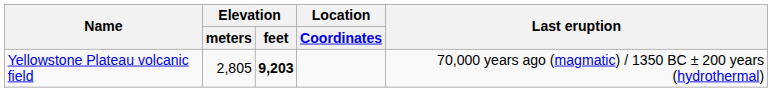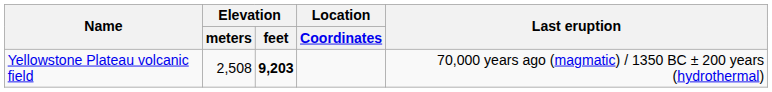(234, 68) 2,805 -> (234, 68) 2,508
